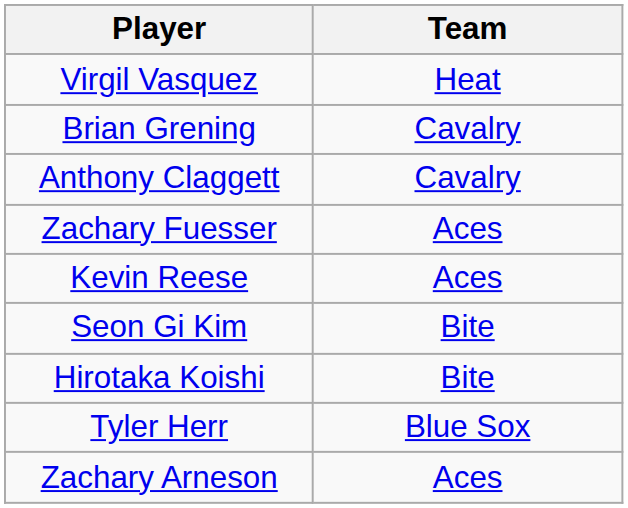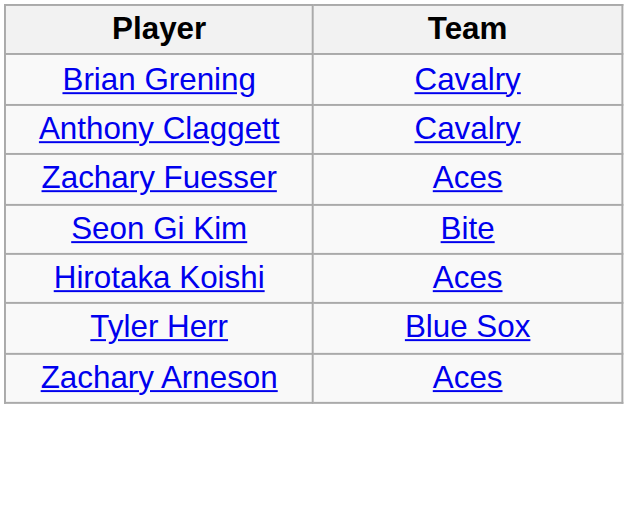- row: (159, 79)
- row: (159, 278)
(468, 377) Bite -> (468, 278) Aces
